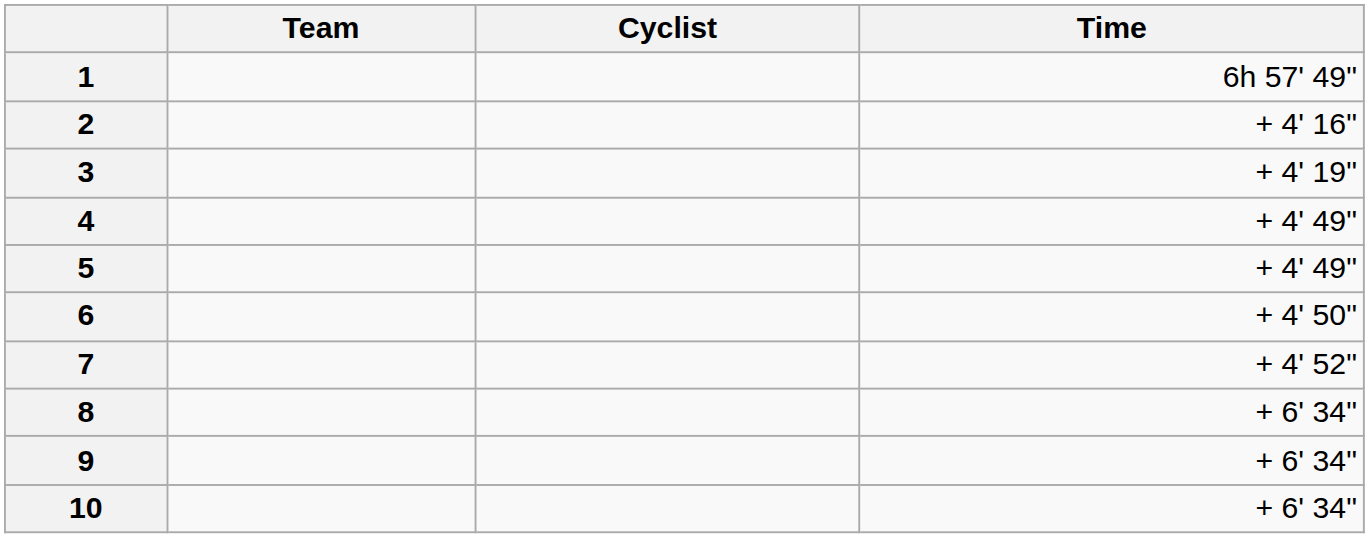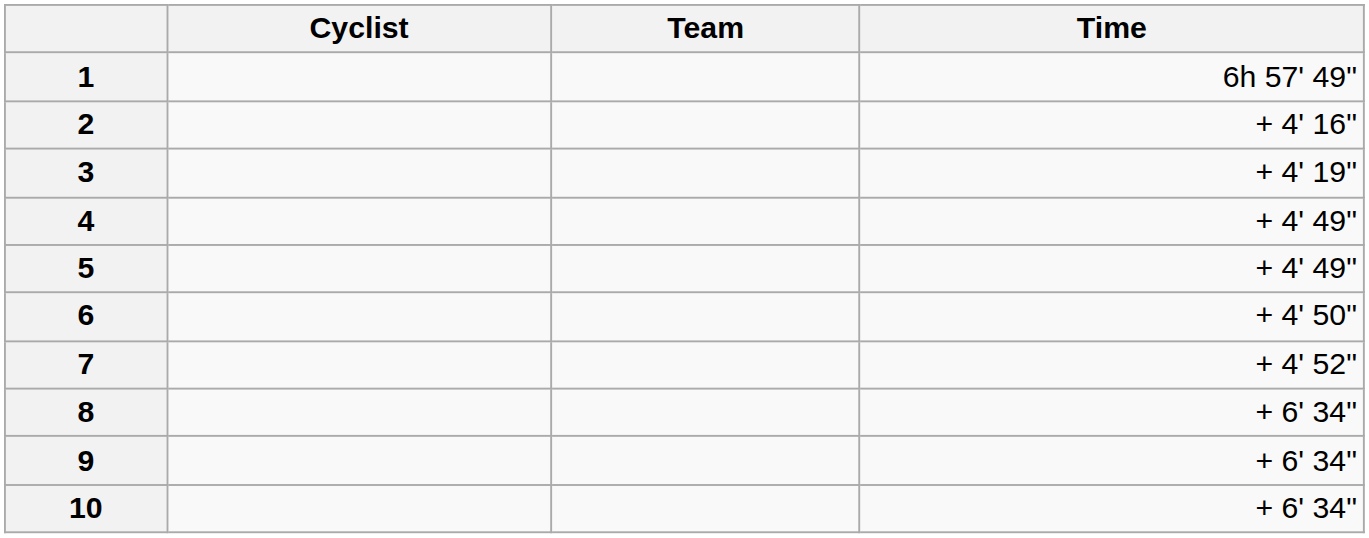columns swapped: (668, 28) <-> (321, 28)
